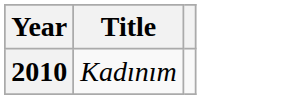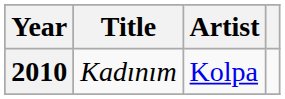+ column: (225, 26)
